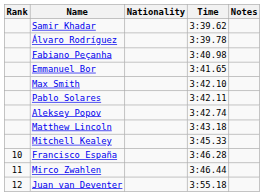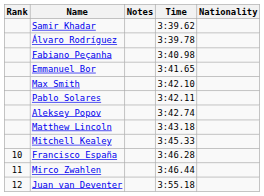columns swapped: (156, 12) <-> (244, 12)
